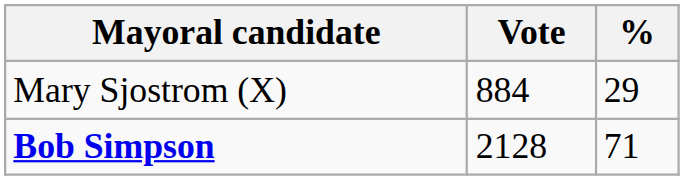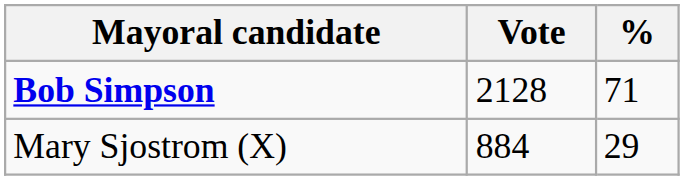rows swapped: (114, 145) <-> (150, 89)
